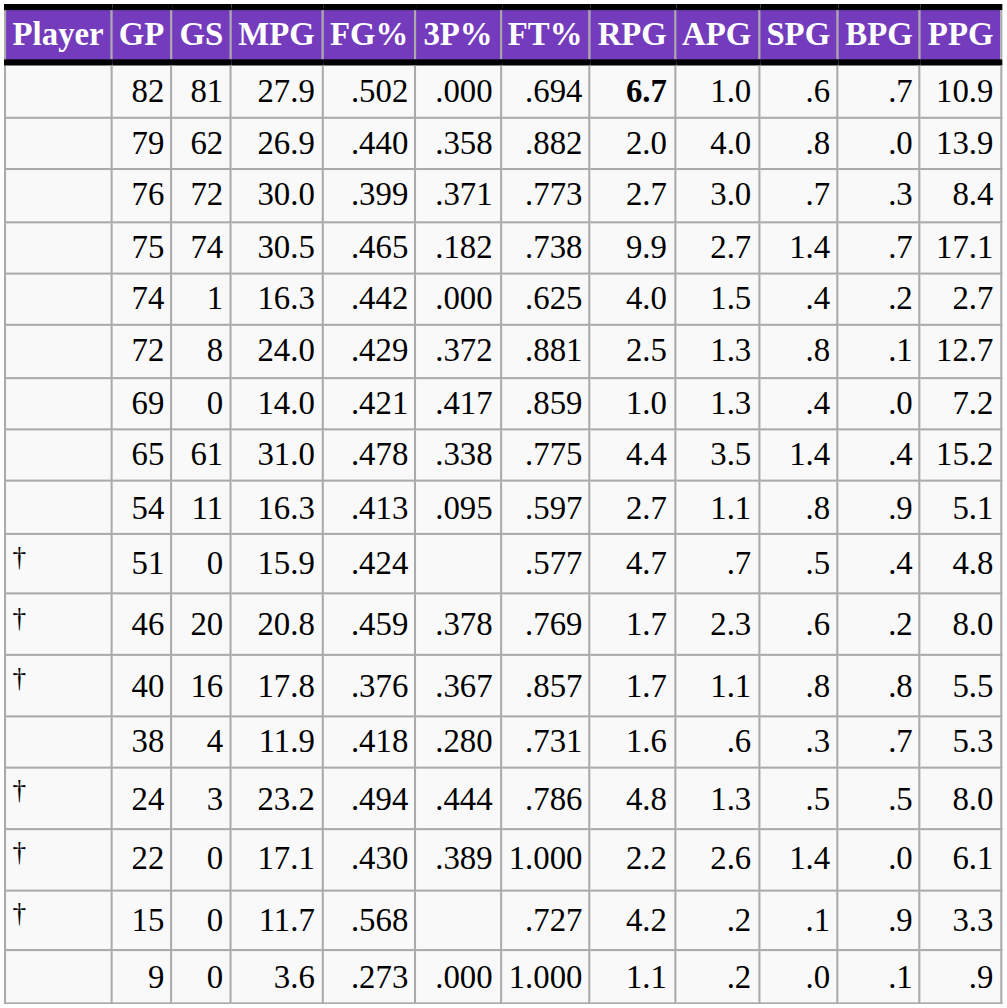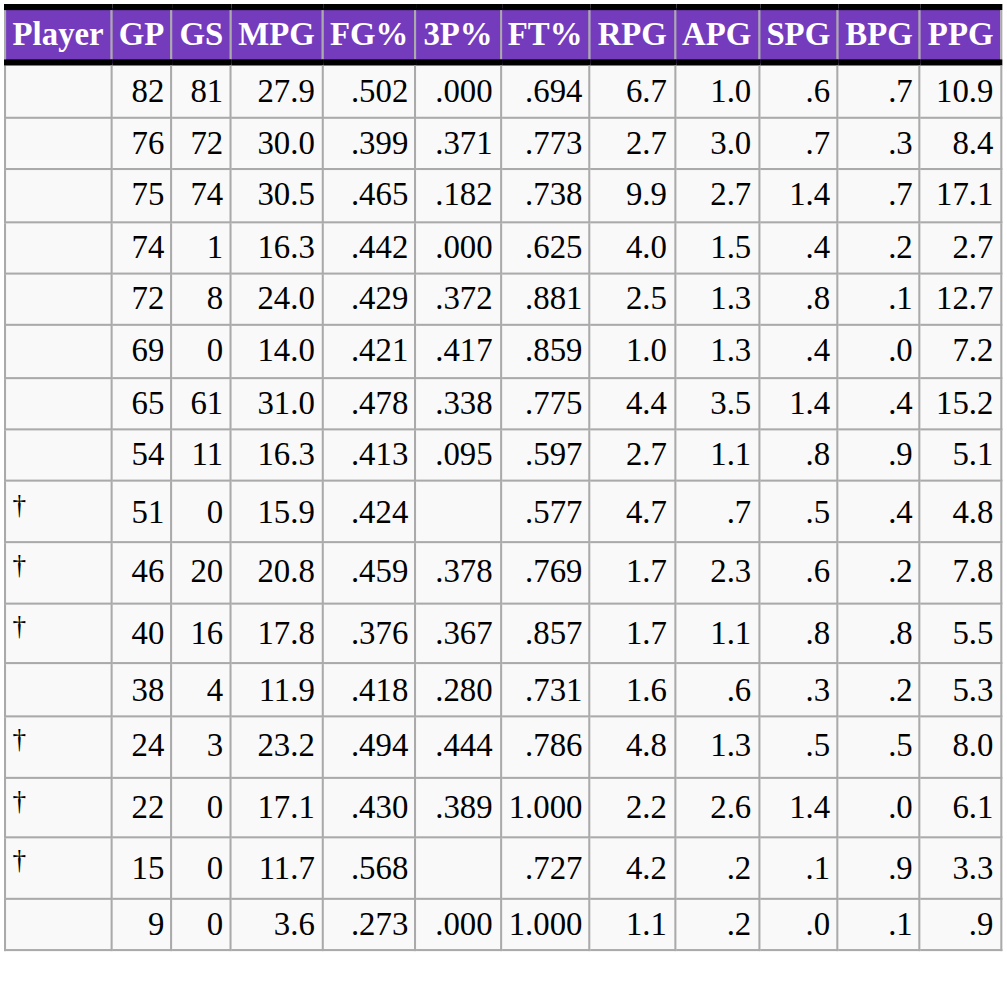(646, 90) bold -> (646, 90) normal
- row: (148, 142)
(973, 624) 8.0 -> (973, 572) 7.8
(900, 741) .7 -> (900, 689) .2
